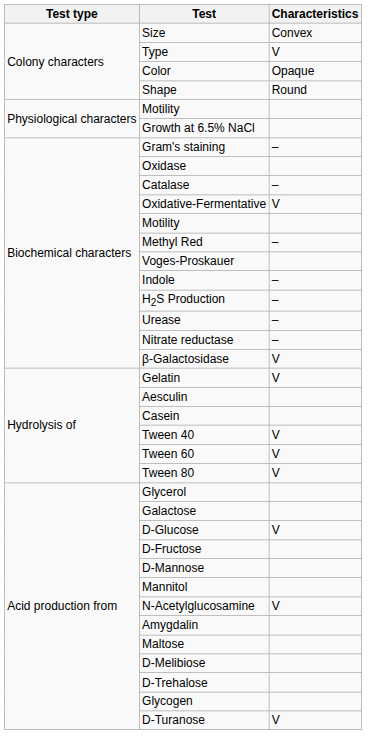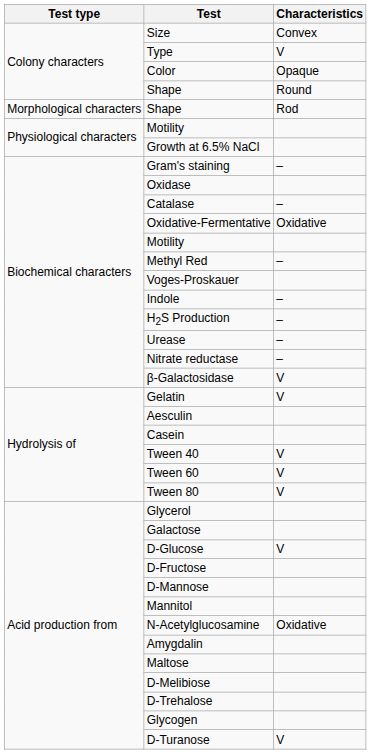+ row: (74, 109)
(276, 204) V -> (301, 223) Oxidative
(276, 606) V -> (301, 625) Oxidative
